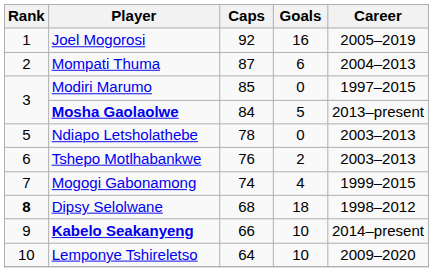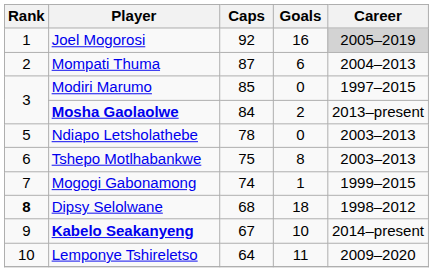(378, 40) no background -> (378, 40) lightgrey background
(301, 111) 5 -> (301, 111) 2
(247, 159) 76 -> (247, 159) 75
(301, 159) 2 -> (301, 159) 8
(301, 183) 4 -> (301, 183) 1
(247, 231) 66 -> (247, 231) 67
(301, 254) 10 -> (301, 254) 11
